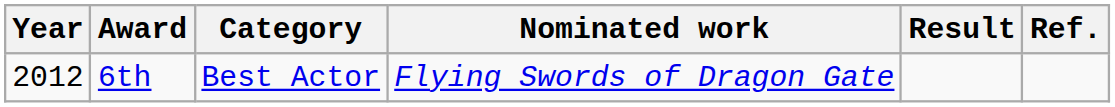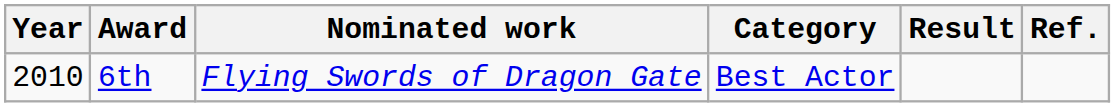columns swapped: (291, 29) <-> (644, 29)
(48, 78) 2012 -> (48, 78) 2010
